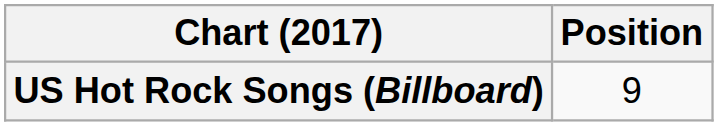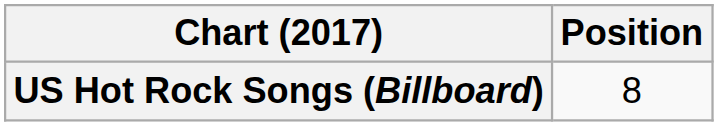(632, 90) 9 -> (632, 90) 8
